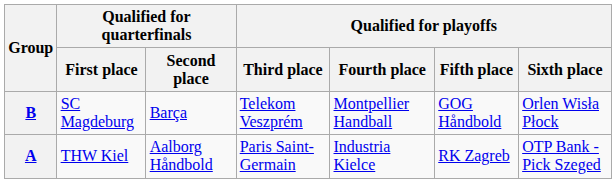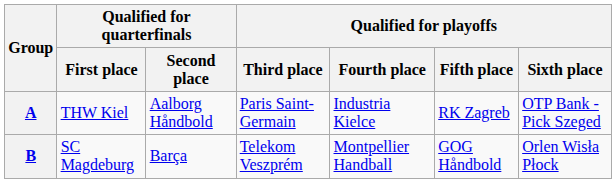rows swapped: (31, 156) <-> (31, 112)
